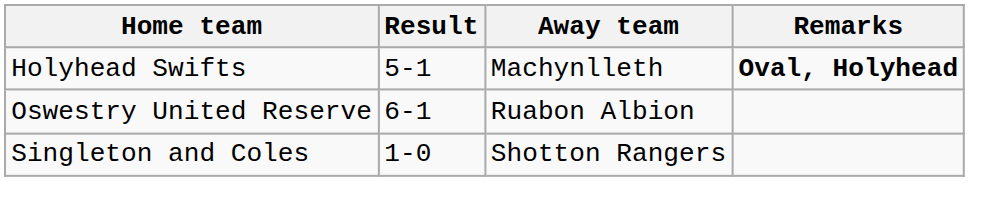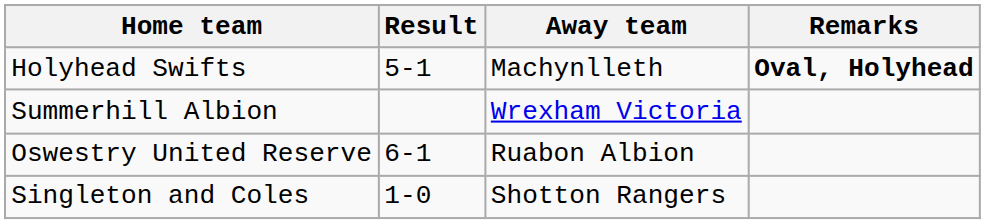+ row: (145, 111)
